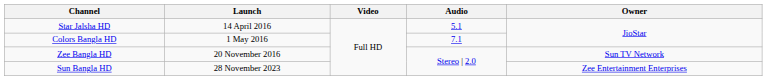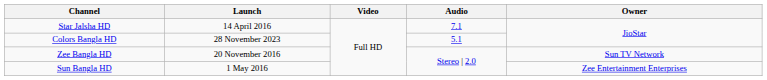(456, 26) 5.1 -> (456, 26) 7.1
(247, 40) 1 May 2016 -> (247, 40) 28 November 2023
(456, 40) 7.1 -> (456, 40) 5.1
(247, 69) 28 November 2023 -> (247, 69) 1 May 2016
